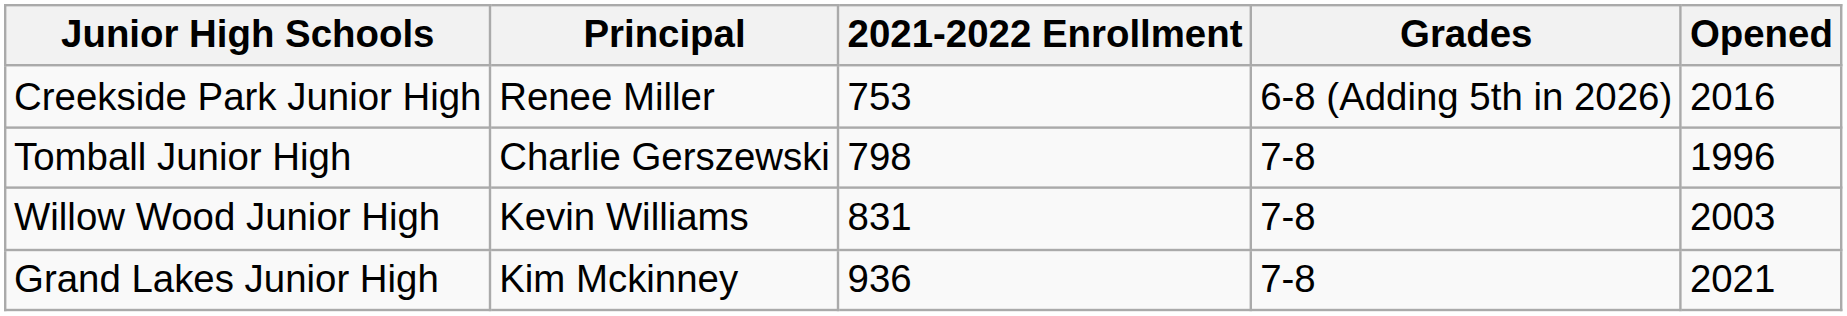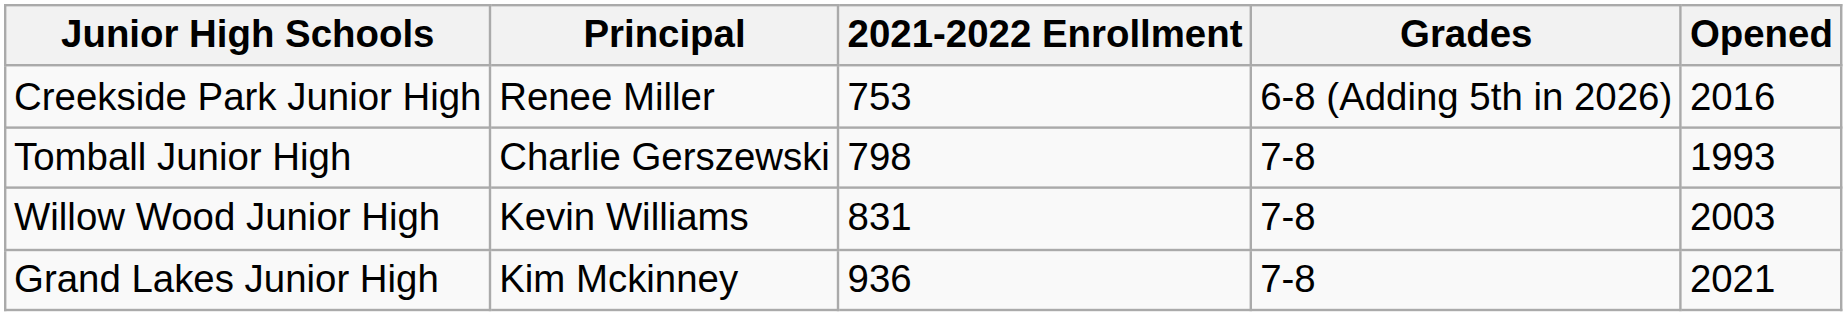(1733, 156) 1996 -> (1733, 156) 1993
